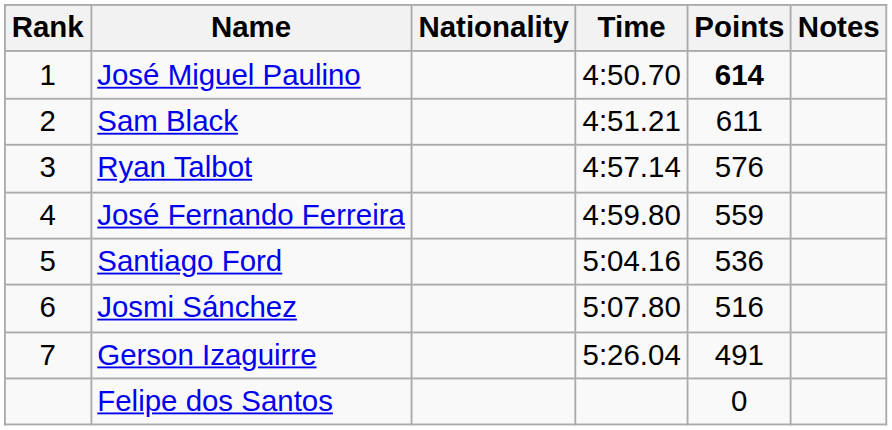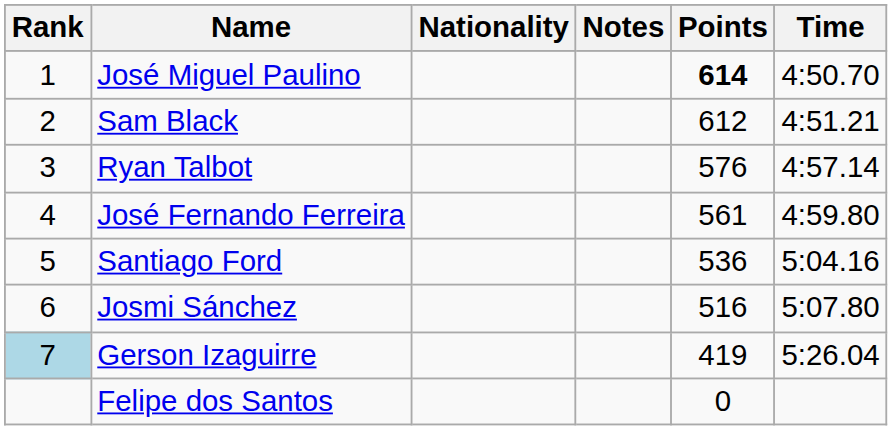columns swapped: (632, 27) <-> (839, 27)
(739, 121) 611 -> (723, 121) 612
(739, 214) 559 -> (723, 214) 561
(48, 354) no background -> (48, 354) lightblue background
(739, 354) 491 -> (723, 354) 419
